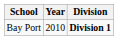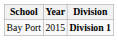(55, 27) 2010 -> (55, 27) 2015
